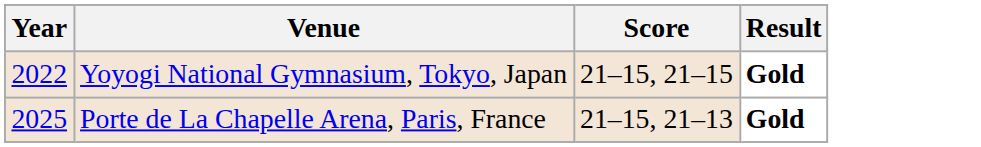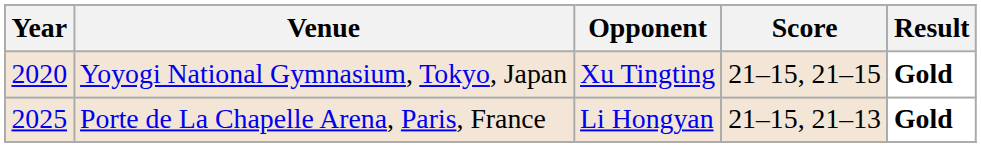+ column: (648, 27)
(39, 73) 2022 -> (39, 73) 2020
